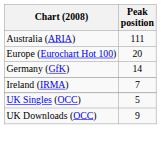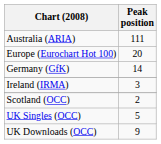(137, 85) 7 -> (137, 85) 3
+ row: (38, 100)
